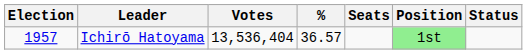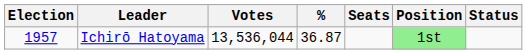(252, 38) 13,536,404 -> (252, 38) 13,536,044
(321, 38) 36.57 -> (321, 38) 36.87
